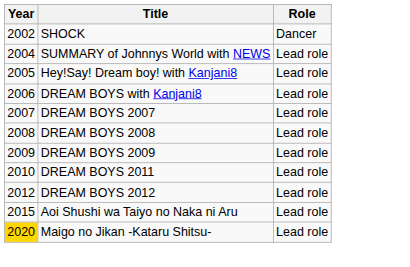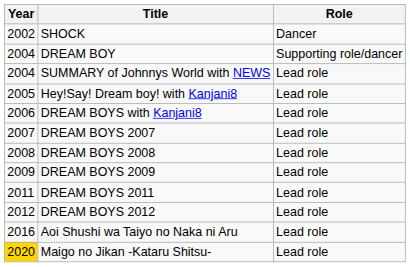+ row: (78, 53)
(21, 172) 2010 -> (21, 192) 2011
(21, 212) 2015 -> (21, 232) 2016
